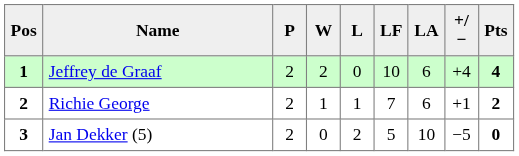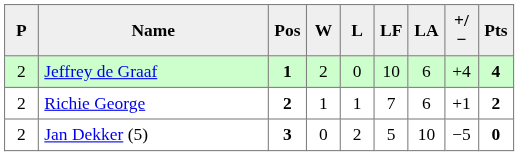columns swapped: (24, 30) <-> (290, 30)
